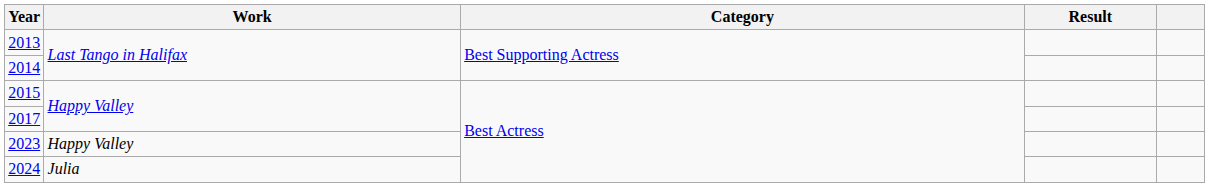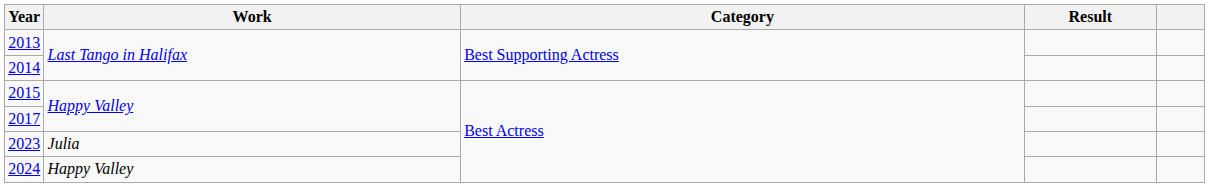(90, 144) Happy Valley -> (64, 144) Julia
(64, 169) Julia -> (90, 169) Happy Valley
